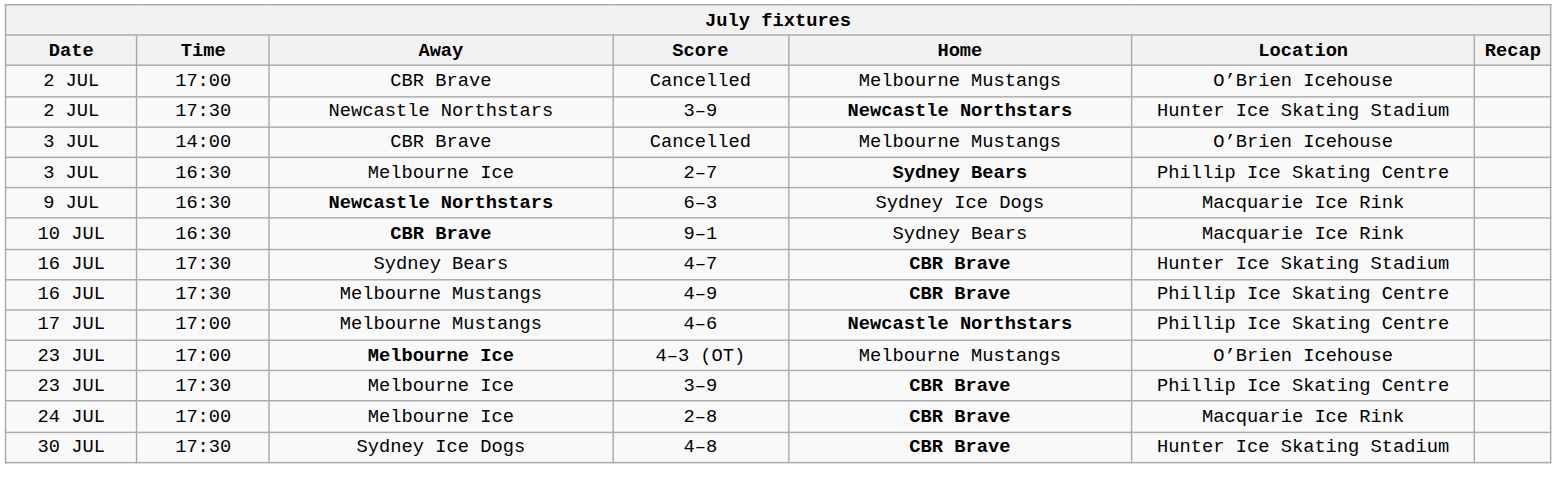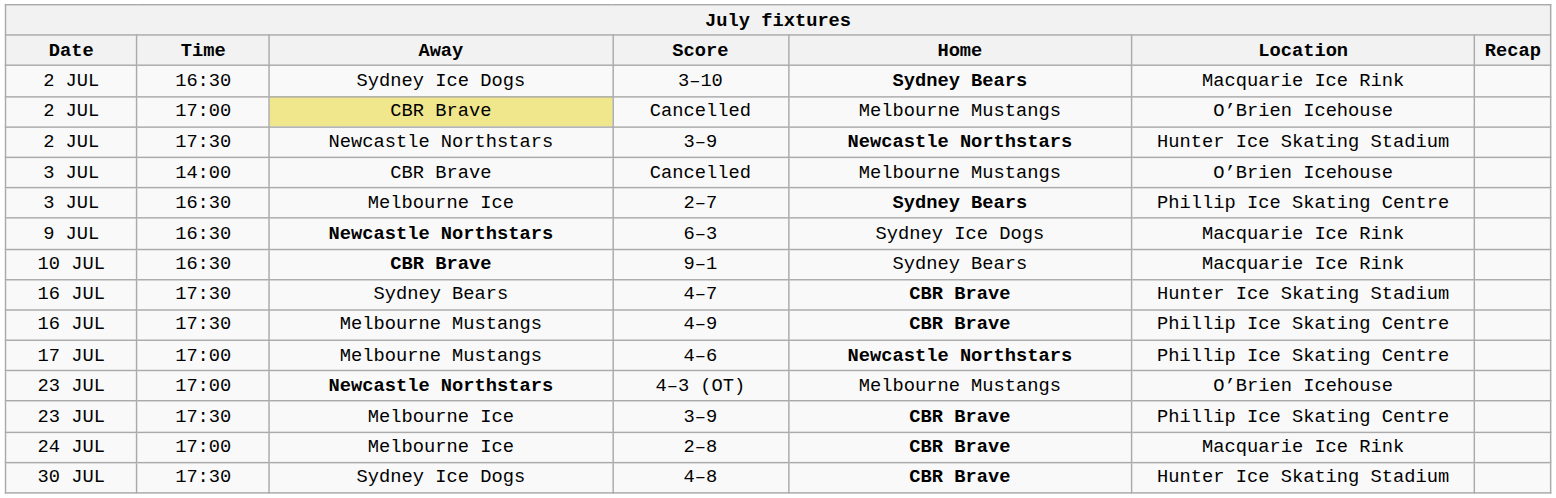+ row: (71, 81)
(441, 81) no background -> (441, 112) khaki background
(441, 356) Melbourne Ice -> (441, 386) Newcastle Northstars
